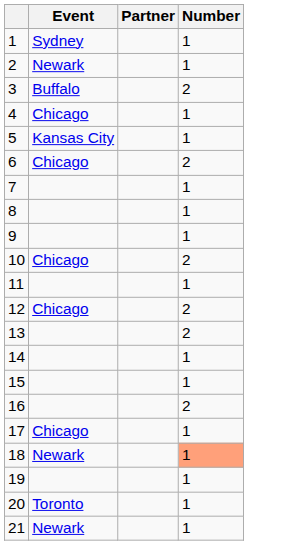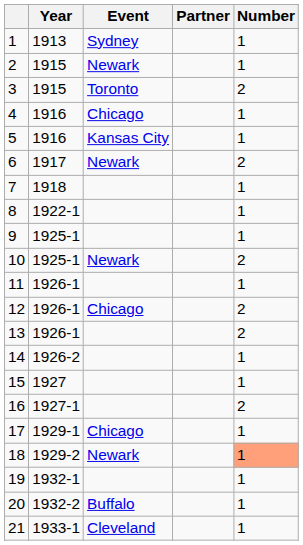+ column: (56, 16)
(56, 89) Buffalo -> (113, 89) Toronto
(60, 162) Chicago -> (113, 162) Newark
(60, 260) Chicago -> (113, 260) Newark
(58, 503) Toronto -> (111, 503) Buffalo
(58, 528) Newark -> (121, 528) Cleveland
